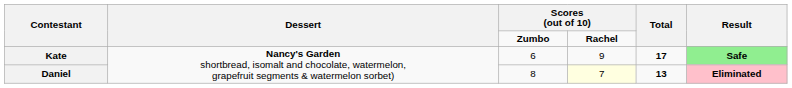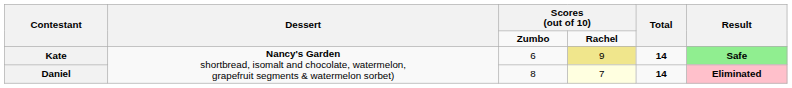(602, 56) no background -> (602, 56) khaki background
(661, 56) 17 -> (661, 56) 14
(661, 74) 13 -> (661, 74) 14
